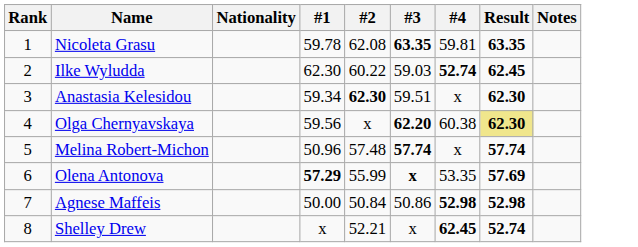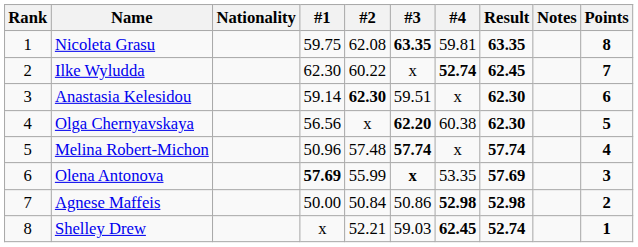+ column: (607, 17)
(322, 44) 59.78 -> (322, 44) 59.75
(413, 70) 59.03 -> (413, 70) x
(322, 96) 59.34 -> (322, 96) 59.14
(322, 123) 59.56 -> (322, 123) 56.56
(507, 123) khaki background -> (507, 123) no background
(322, 176) 57.29 -> (322, 176) 57.69
(413, 228) x -> (413, 228) 59.03
